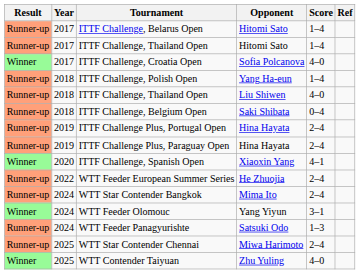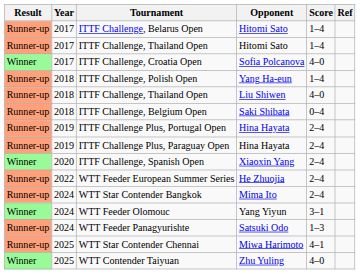(317, 161) 4–1 -> (317, 161) 2–4
(317, 244) 2–4 -> (317, 244) 4–1
